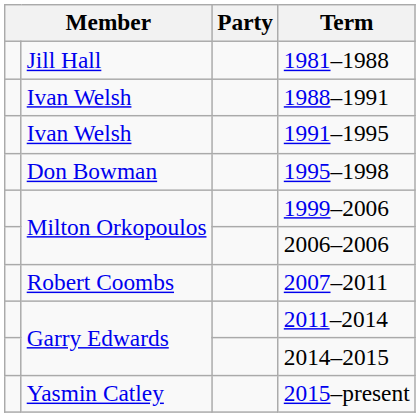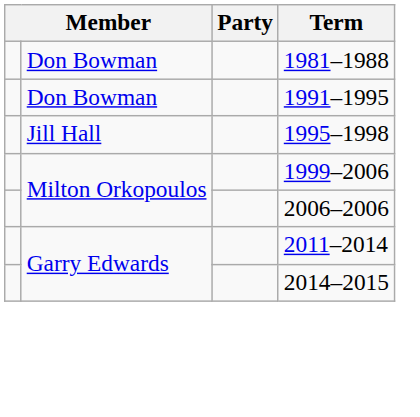(64, 60) Jill Hall -> (92, 60) Don Bowman
- row: (336, 97)
(79, 134) Ivan Welsh -> (92, 97) Don Bowman
(92, 171) Don Bowman -> (64, 134) Jill Hall
- row: (336, 282)
- row: (347, 393)
